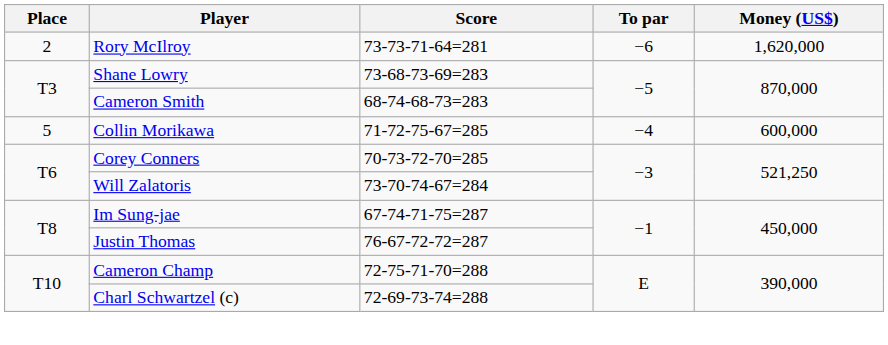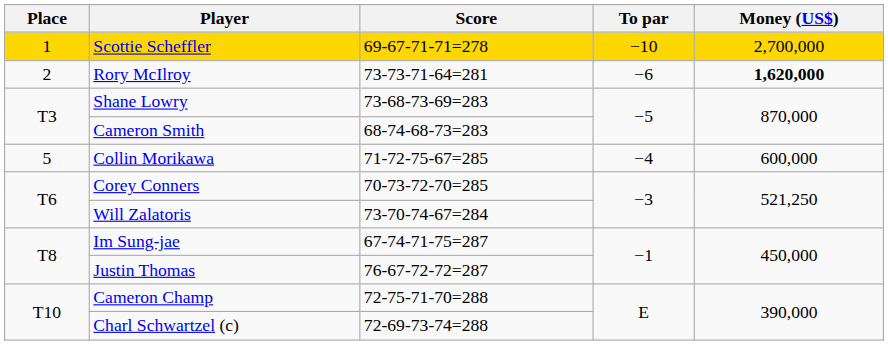+ row: (152, 46)
(789, 46) normal -> (789, 74) bold
